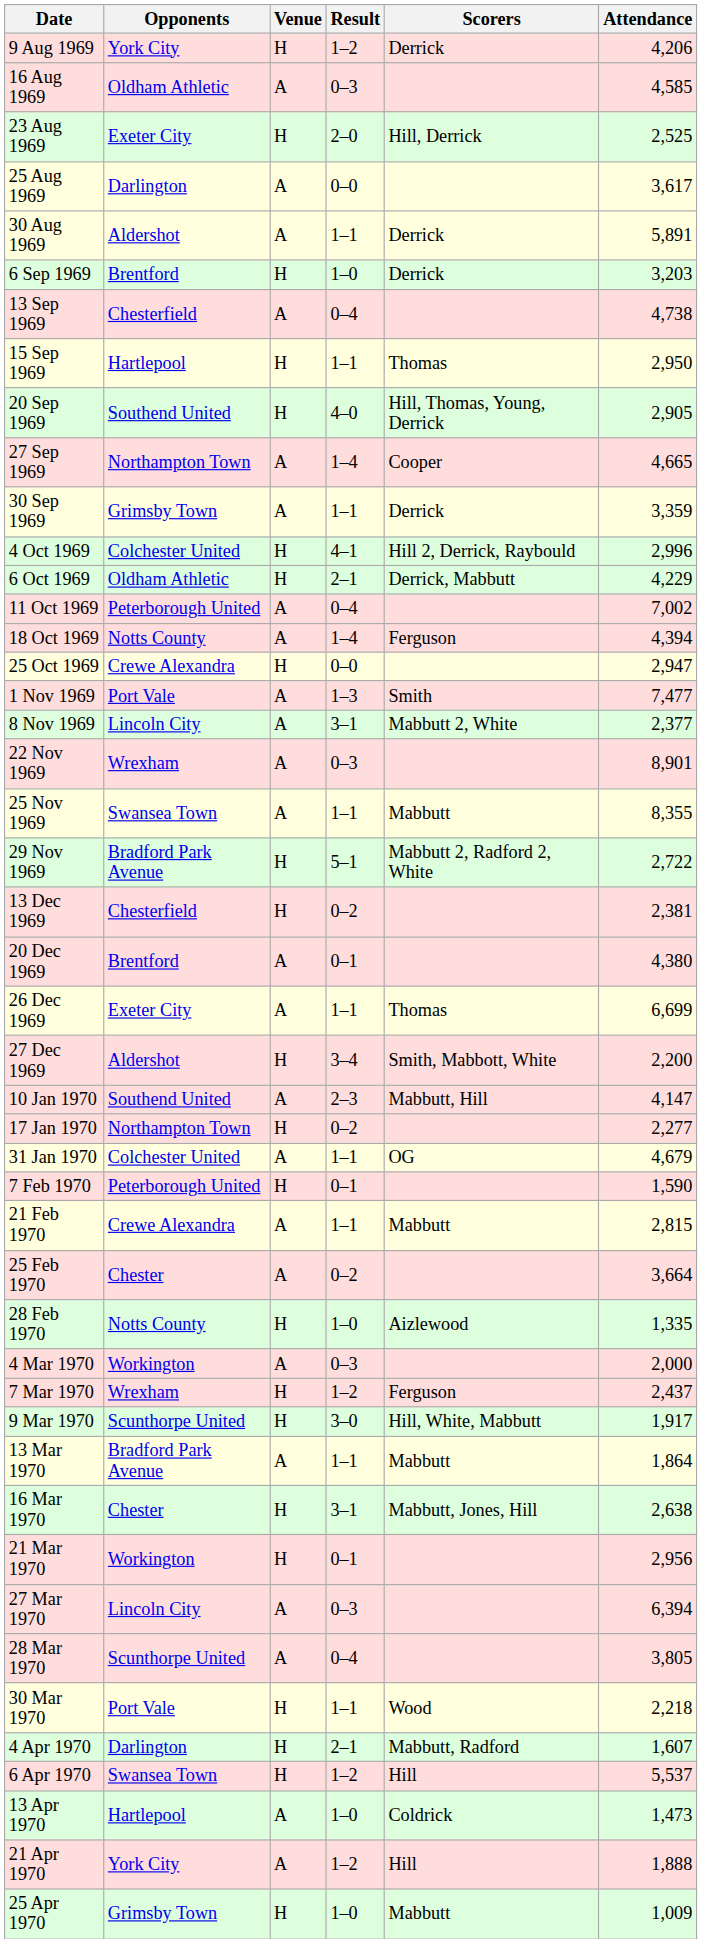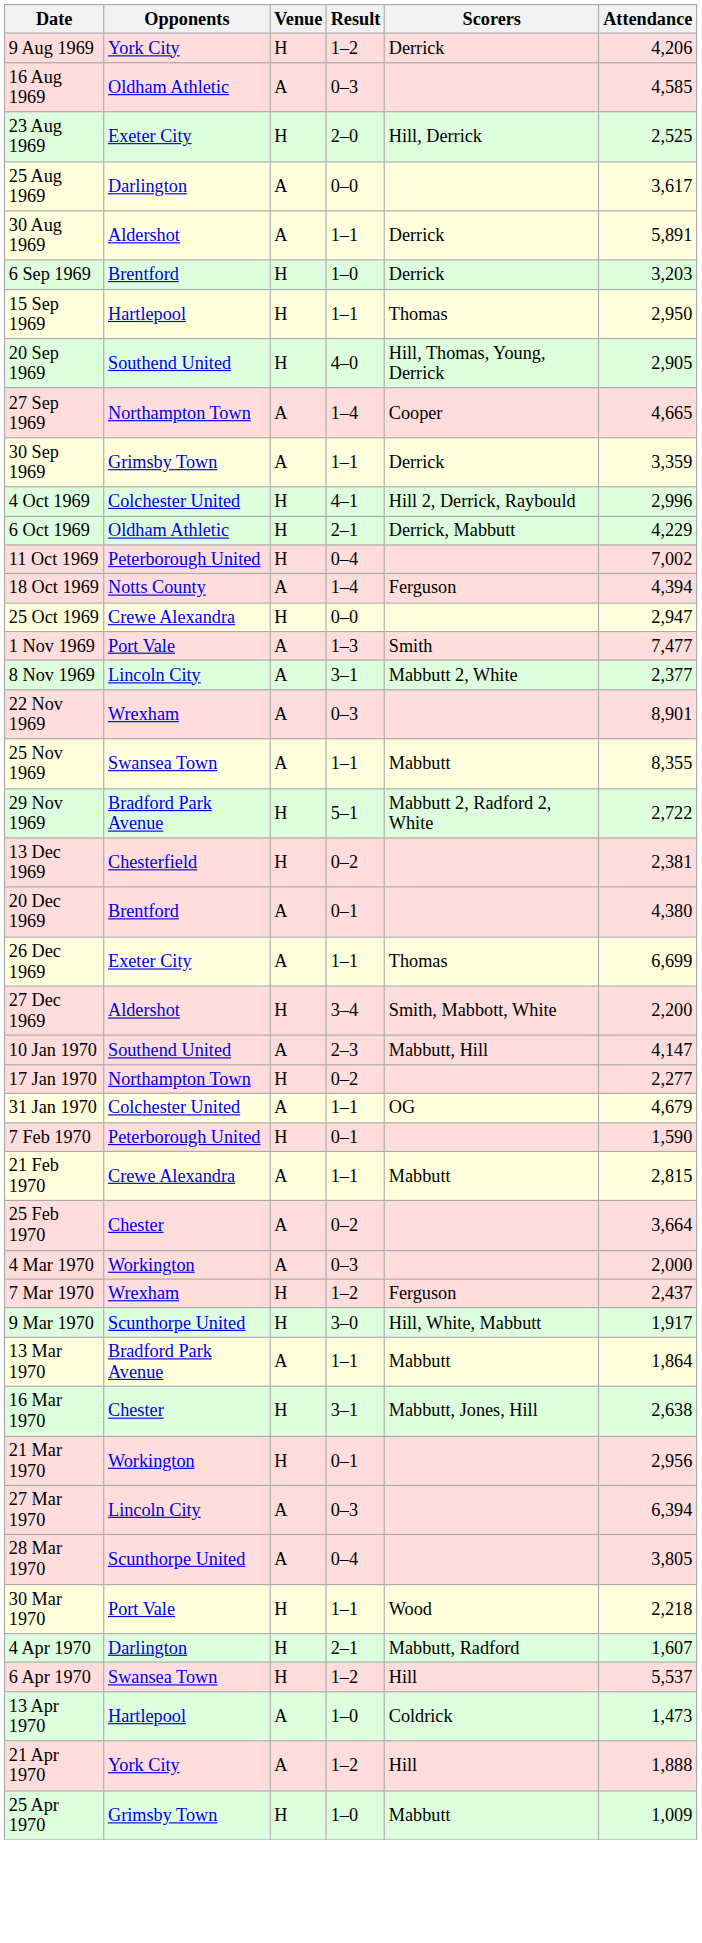- row: (34, 313)
(281, 608) A -> (281, 559) H
- row: (34, 1324)
